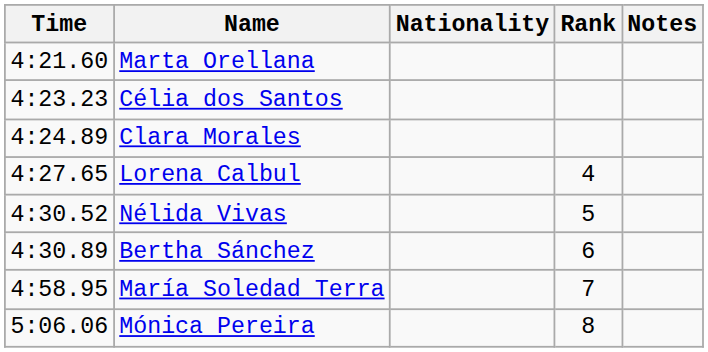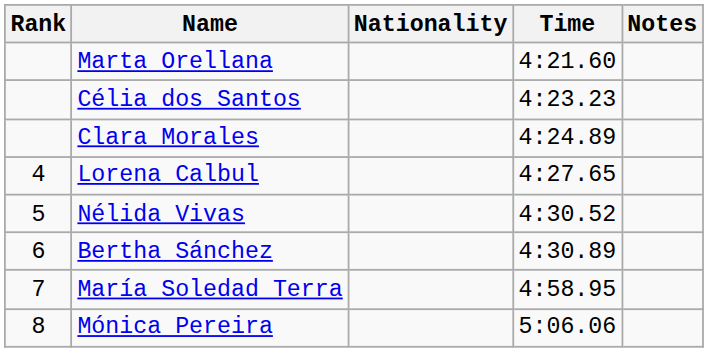columns swapped: (588, 24) <-> (59, 24)
